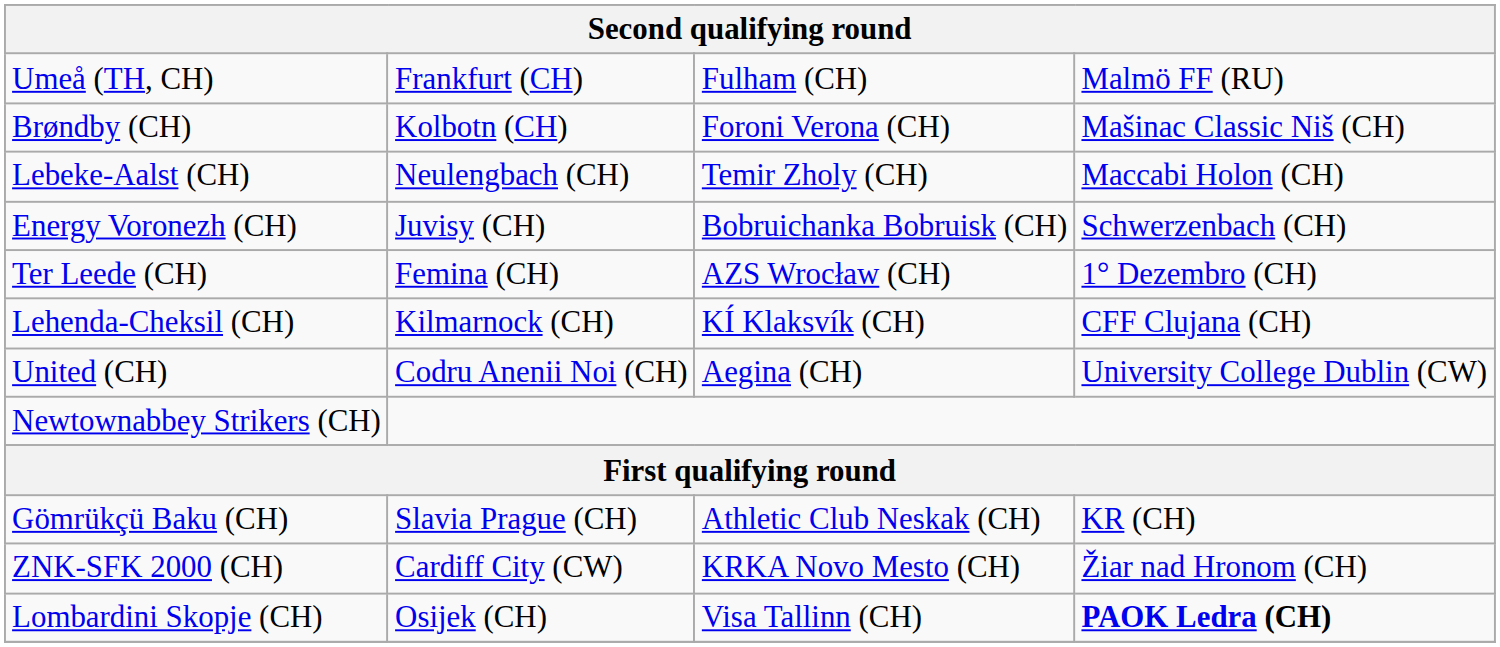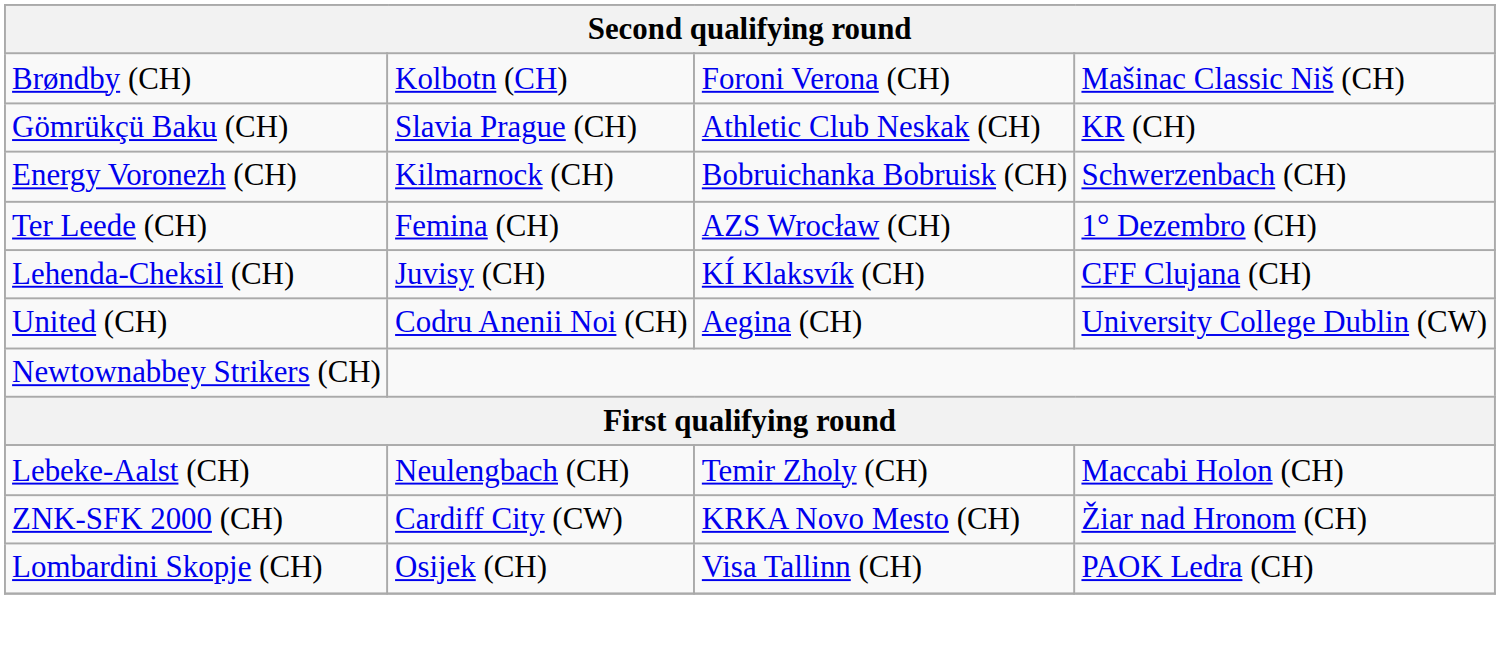- row: (113, 77)
rows swapped: (150, 518) <-> (131, 175)
(470, 224) Juvisy (CH) -> (504, 175) Kilmarnock (CH)
(504, 322) Kilmarnock (CH) -> (470, 273) Juvisy (CH)
(1206, 616) bold -> (1198, 567) normal
